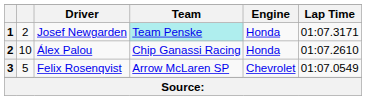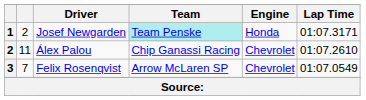(25, 50) 10 -> (25, 50) 11
(263, 50) Honda -> (270, 50) Chevrolet
(25, 69) 5 -> (25, 69) 7
